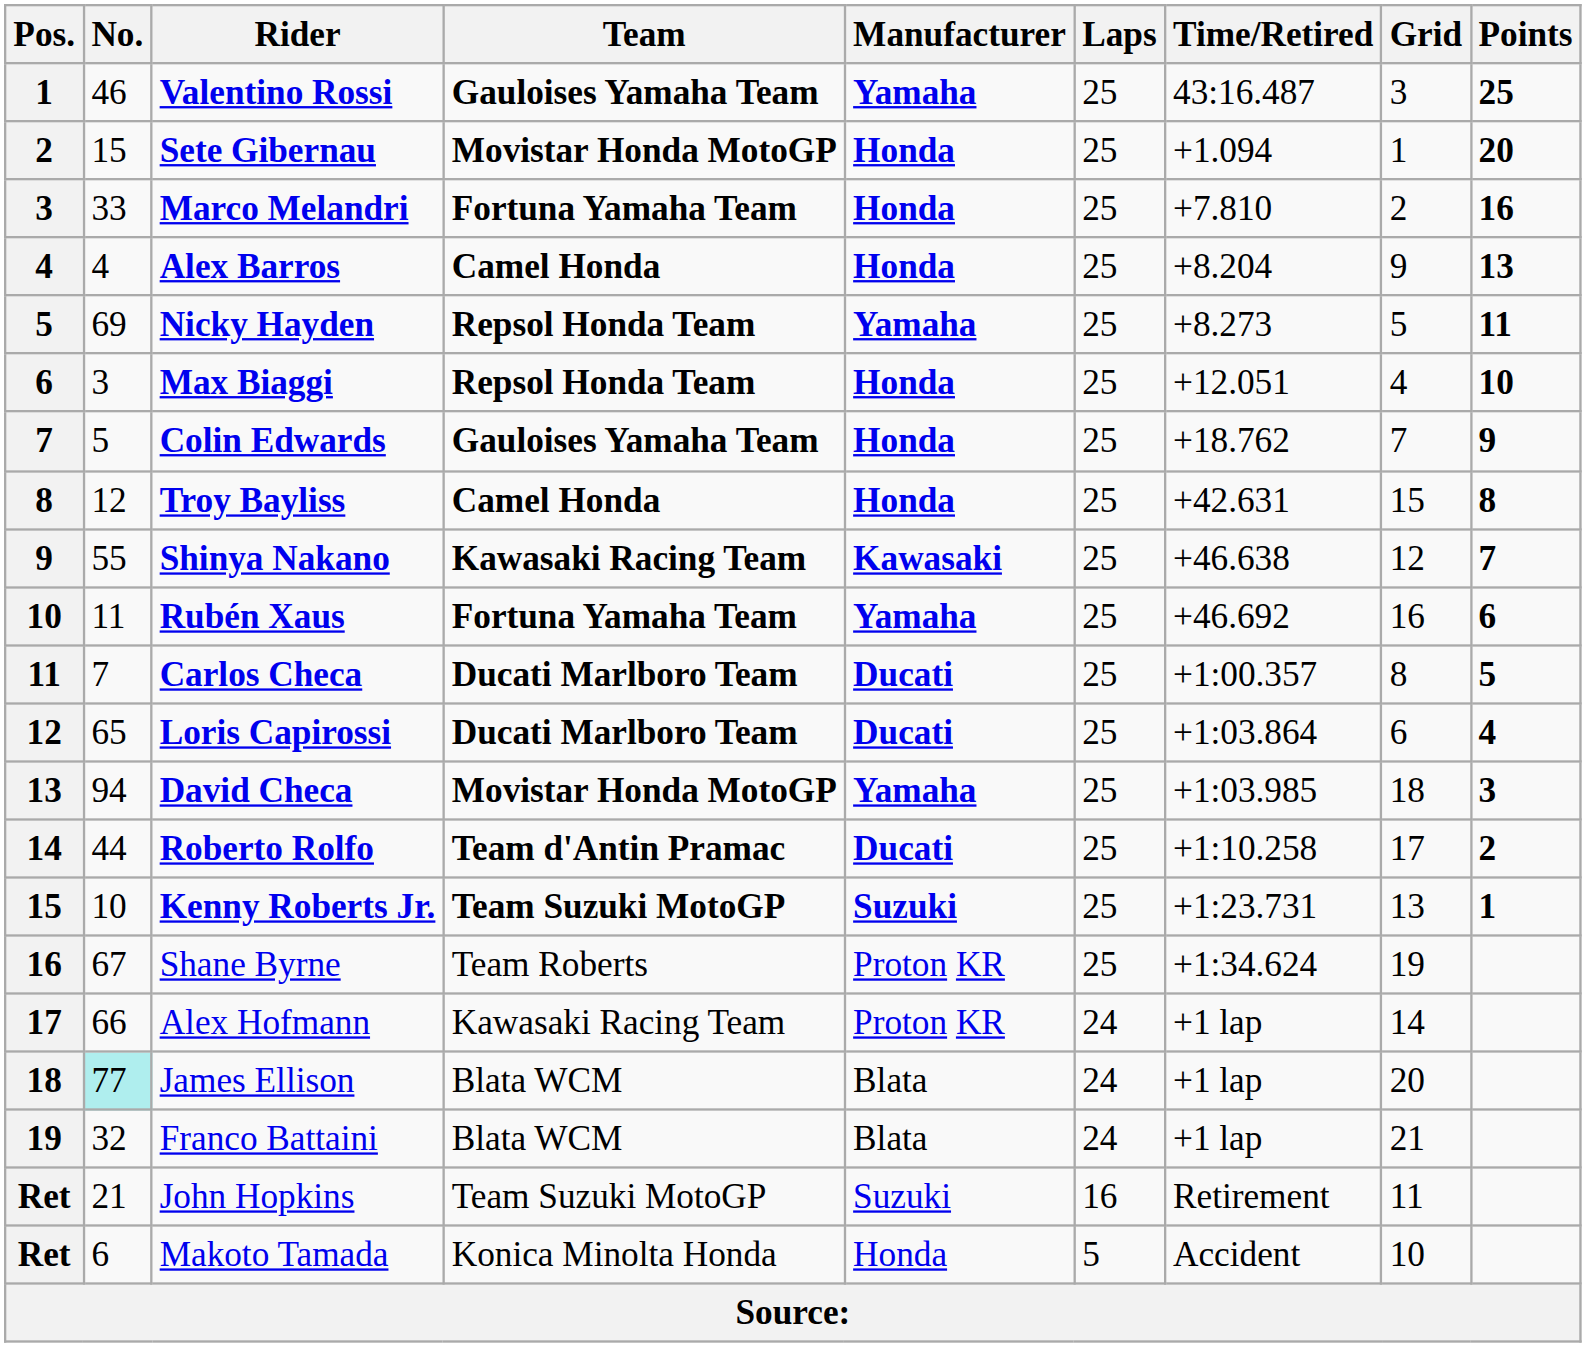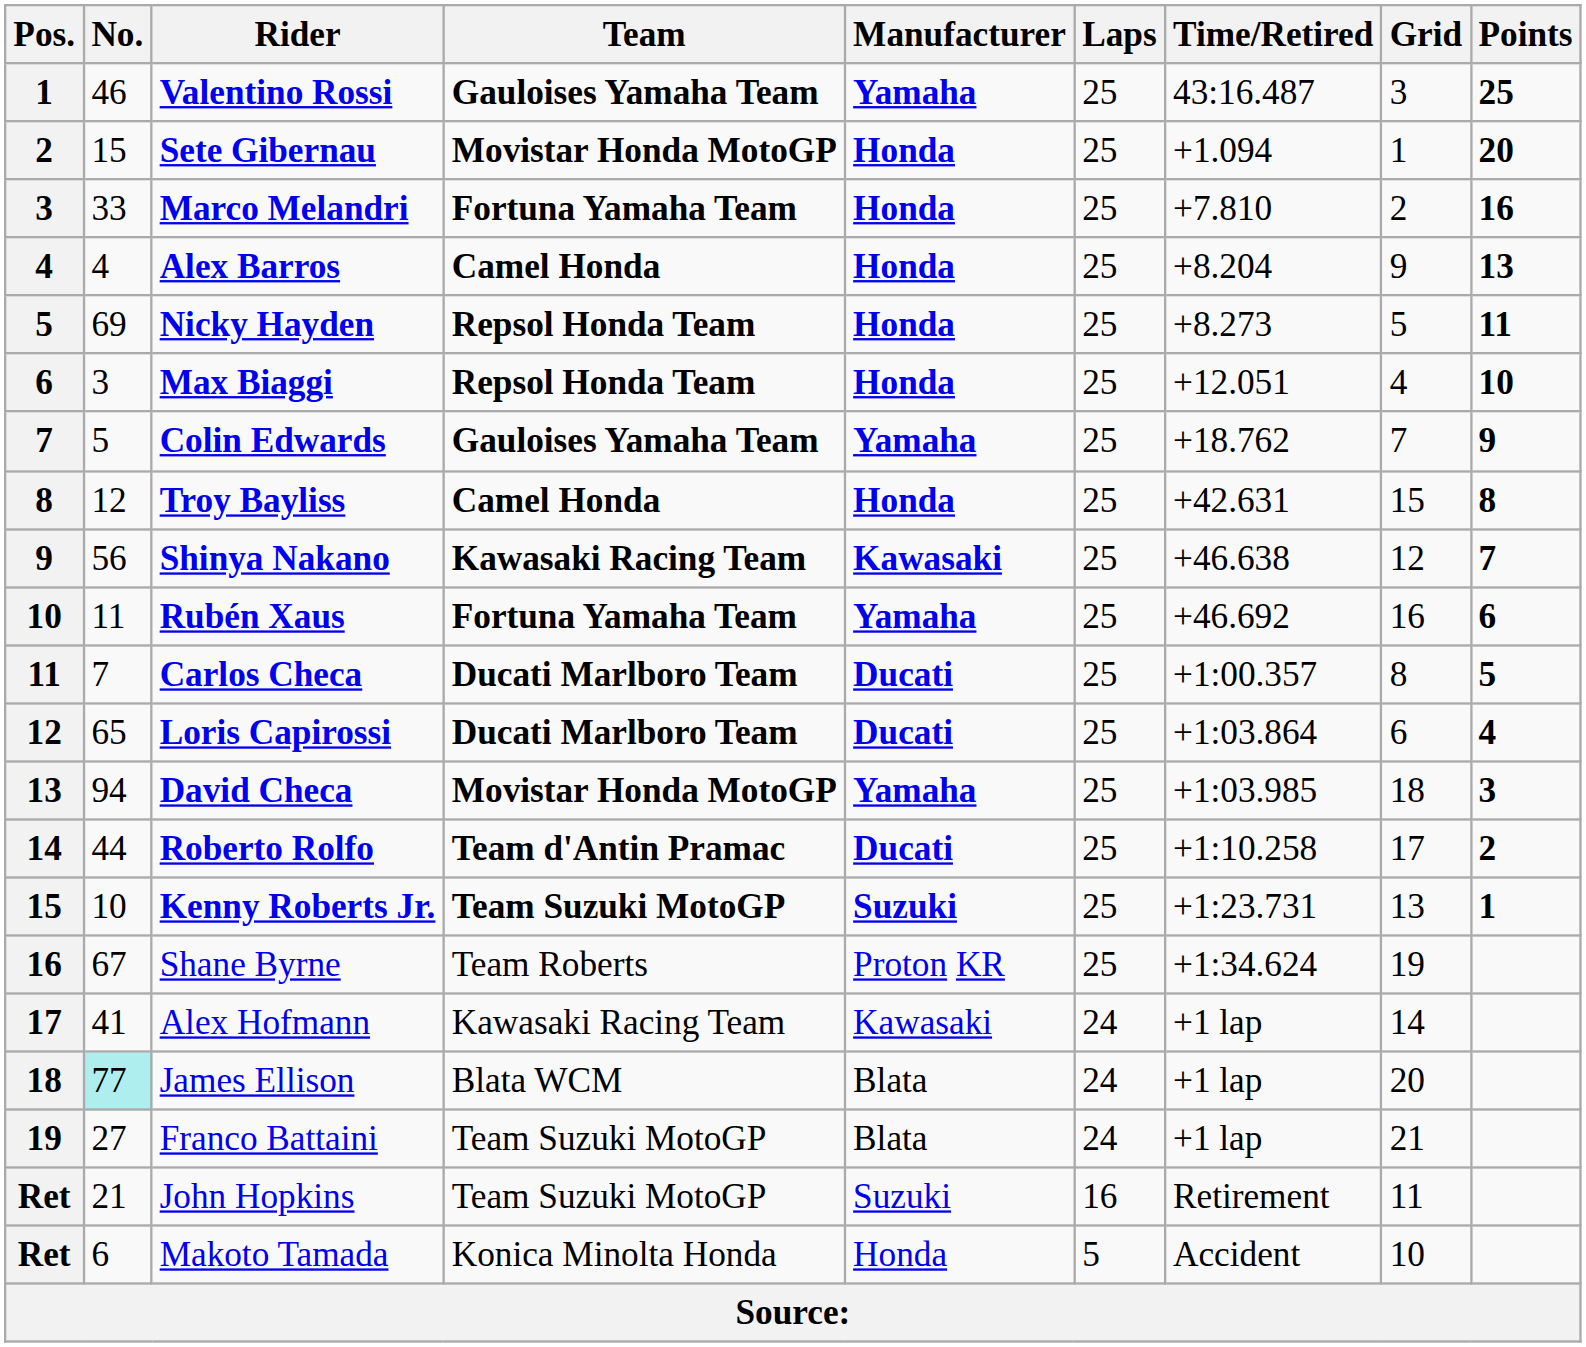(915, 324) Yamaha -> (904, 324) Honda
(904, 440) Honda -> (915, 440) Yamaha
(109, 557) 55 -> (109, 557) 56
(109, 1022) 66 -> (109, 1022) 41
(929, 1022) Proton KR -> (923, 1022) Kawasaki
(109, 1138) 32 -> (109, 1138) 27
(537, 1138) Blata WCM -> (609, 1138) Team Suzuki MotoGP
